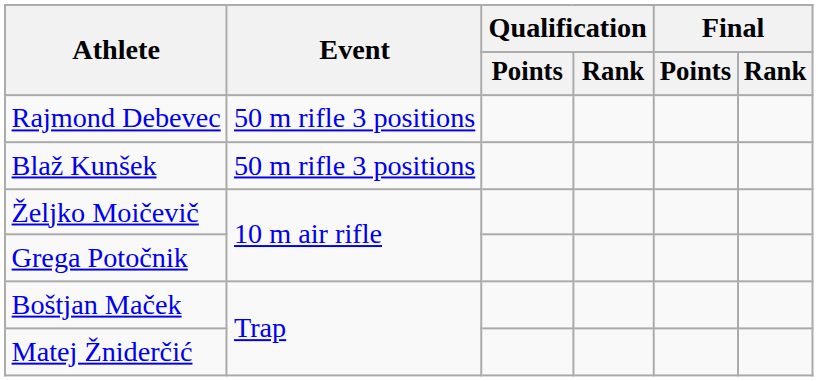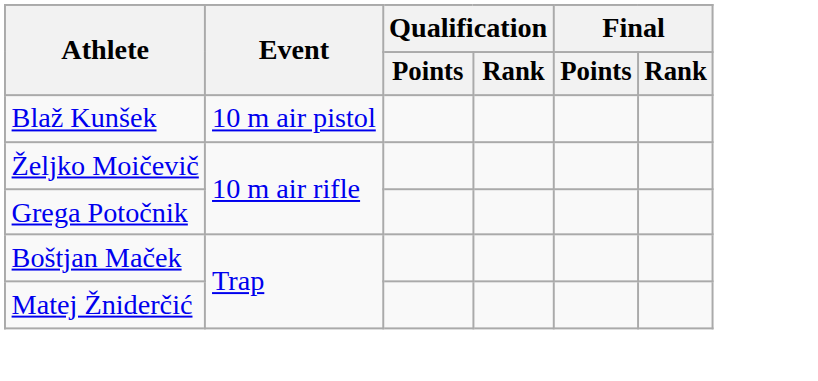- row: (116, 118)
(355, 165) 50 m rifle 3 positions -> (294, 118) 10 m air pistol
